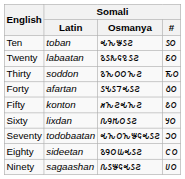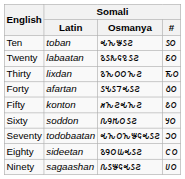(62, 74) soddon -> (59, 74) lixdan
(59, 120) lixdan -> (62, 120) soddon
